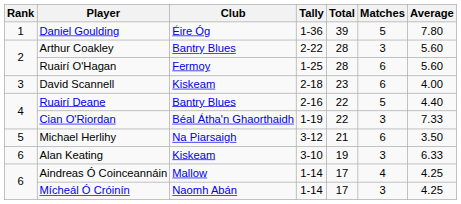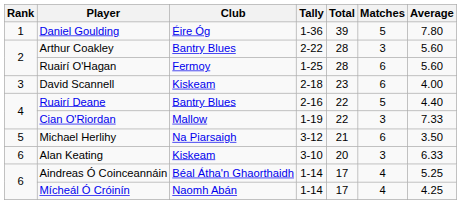(233, 119) Béal Átha'n Ghaorthaidh -> (190, 119) Mallow
(342, 155) 19 -> (342, 155) 20
(190, 173) Mallow -> (233, 173) Béal Átha'n Ghaorthaidh
(432, 173) 4.25 -> (432, 173) 5.25
(382, 191) 3 -> (382, 191) 4
